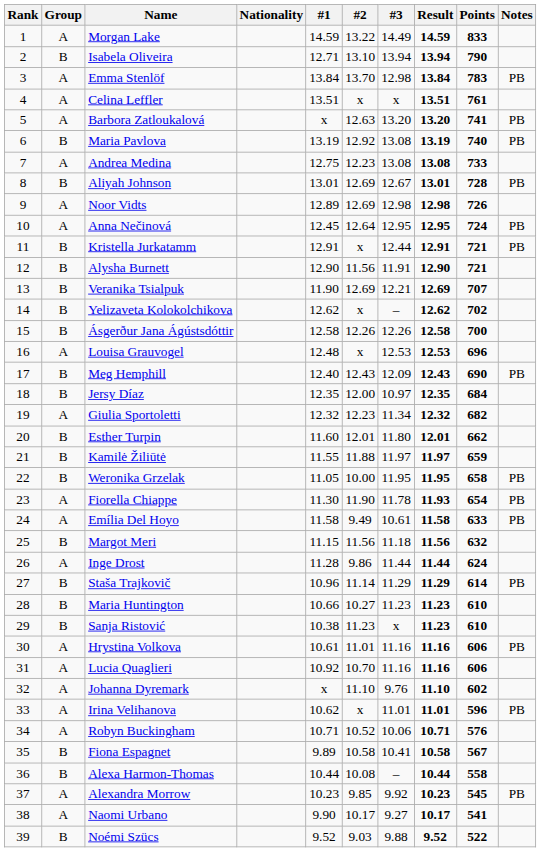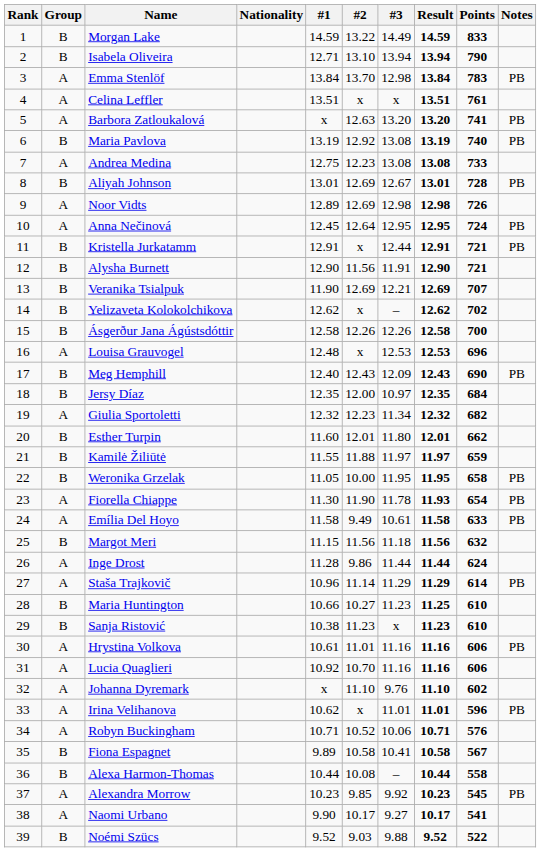(63, 36) A -> (63, 36) B
(63, 583) B -> (63, 583) A
(435, 604) 11.23 -> (435, 604) 11.25
